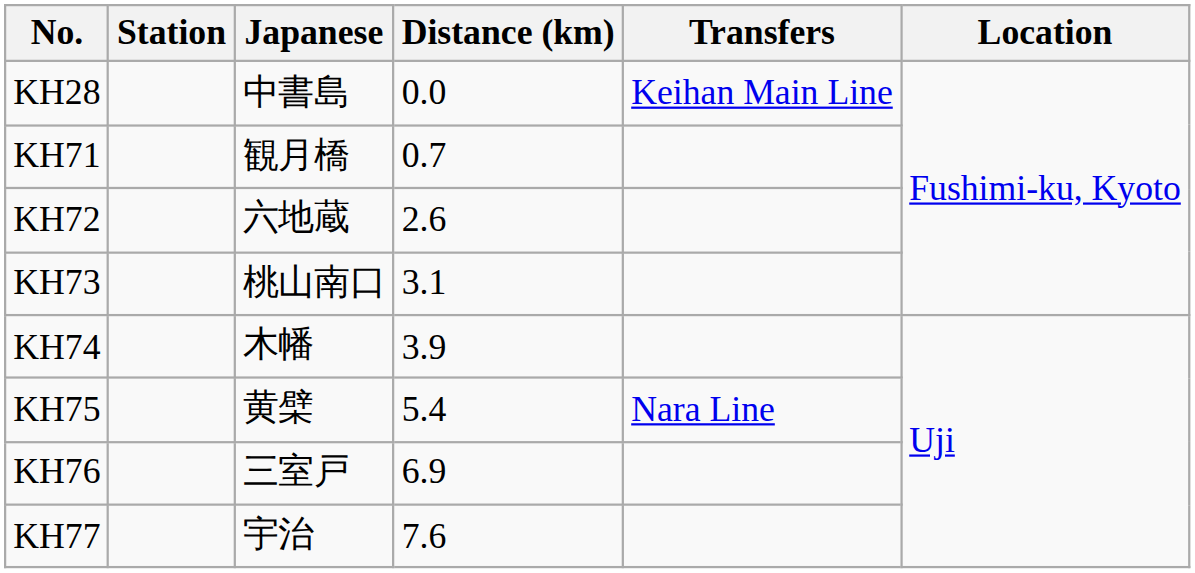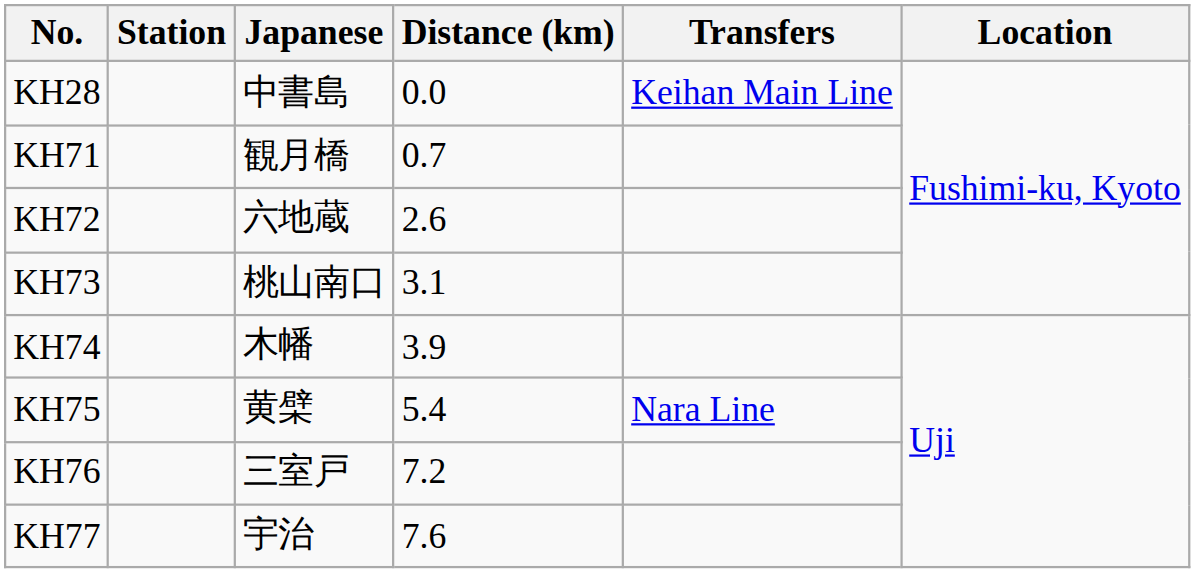(424, 472) 6.9 -> (424, 472) 7.2
